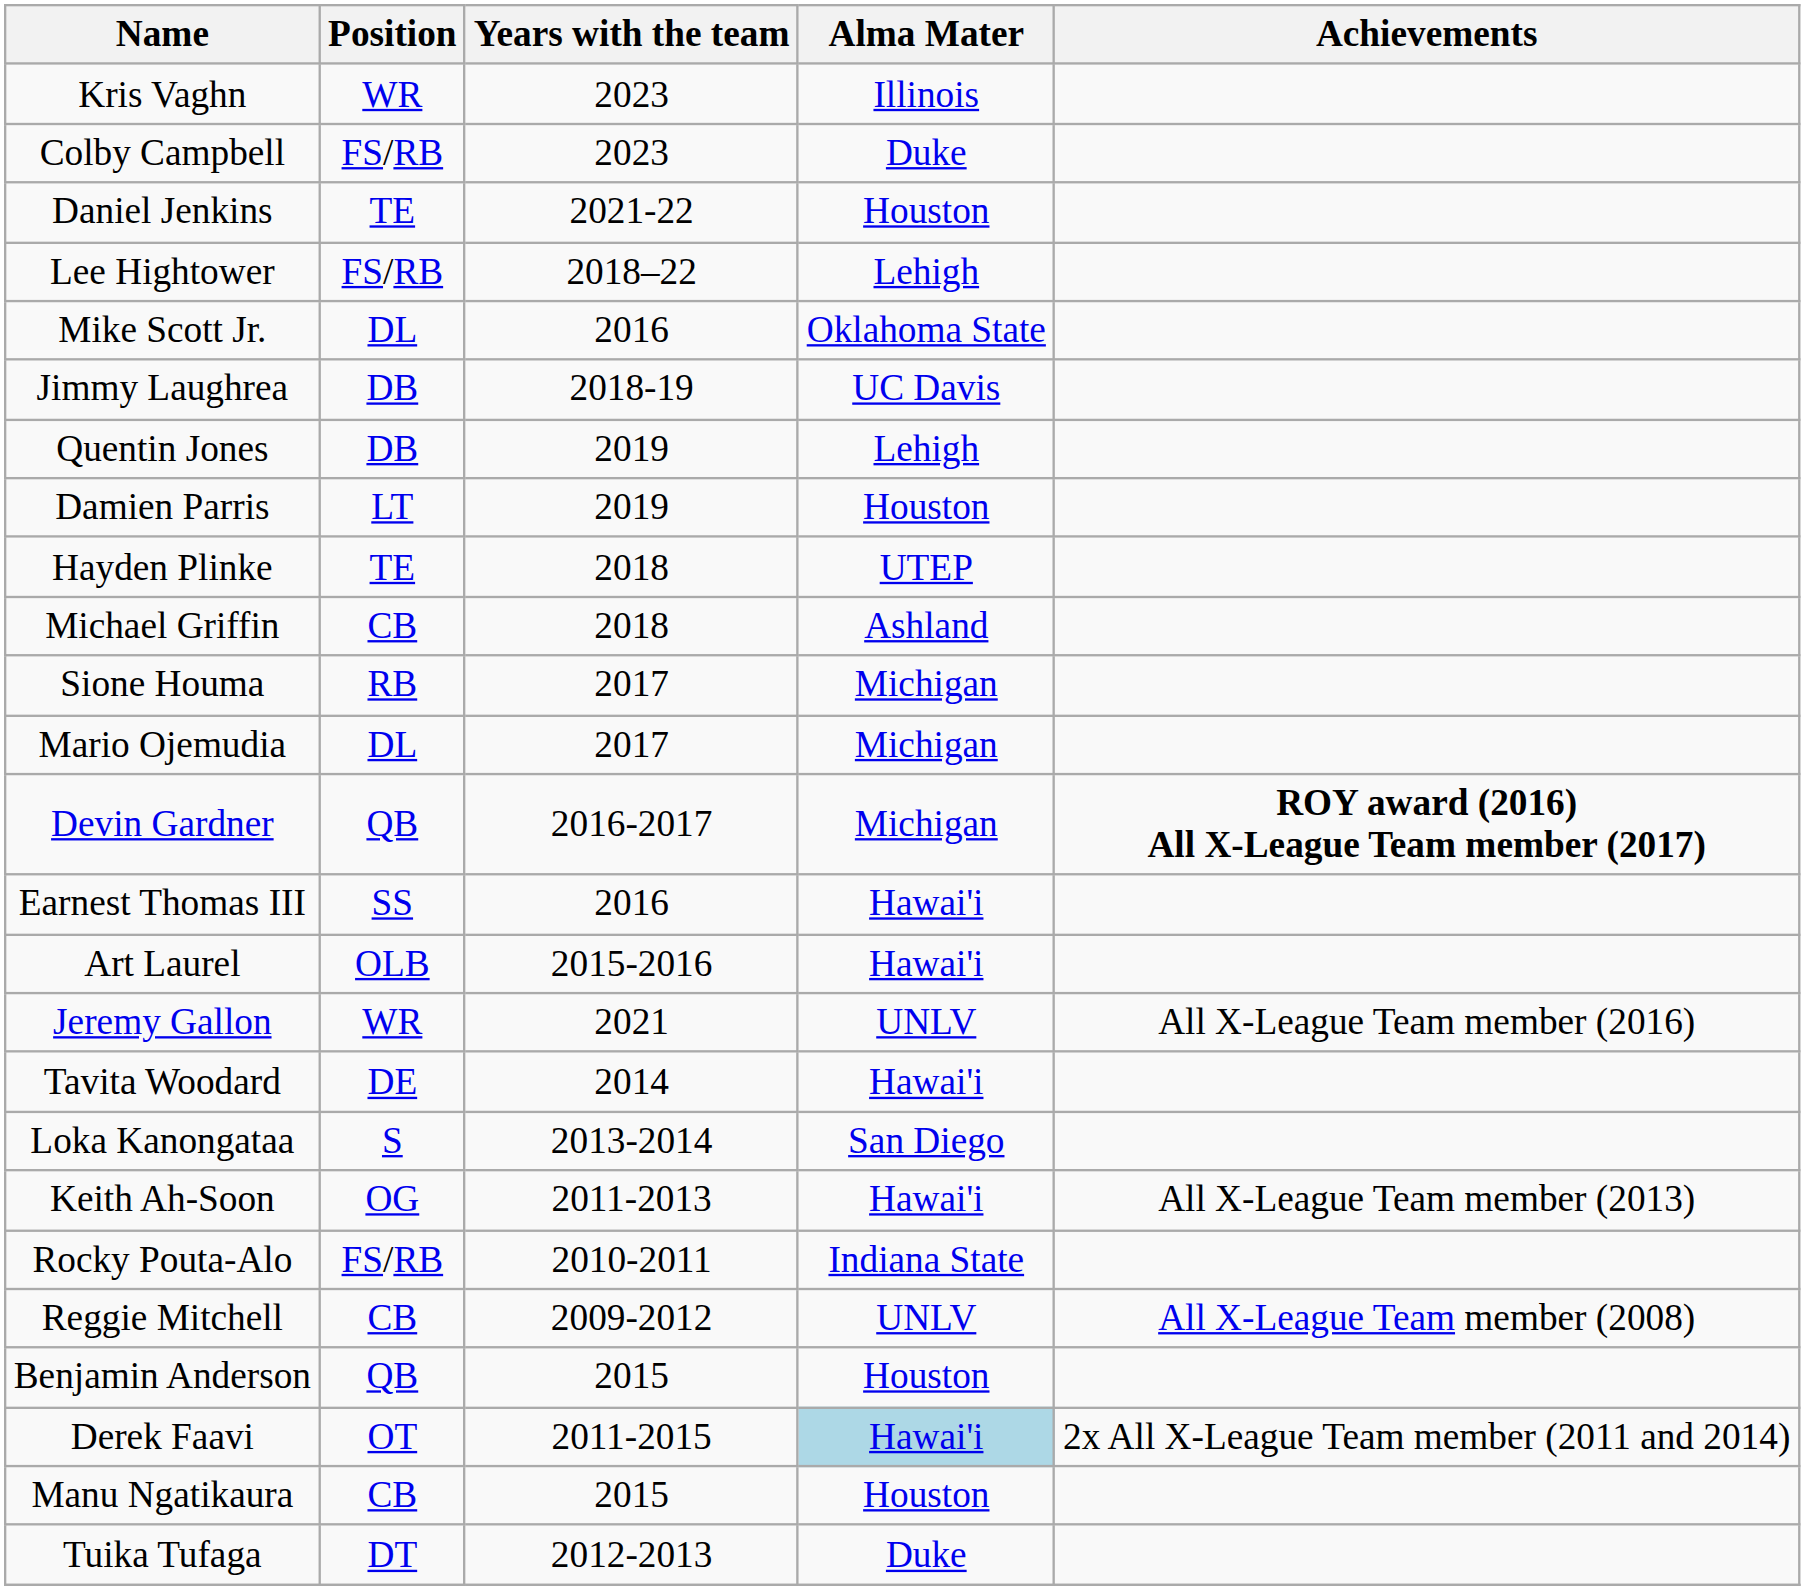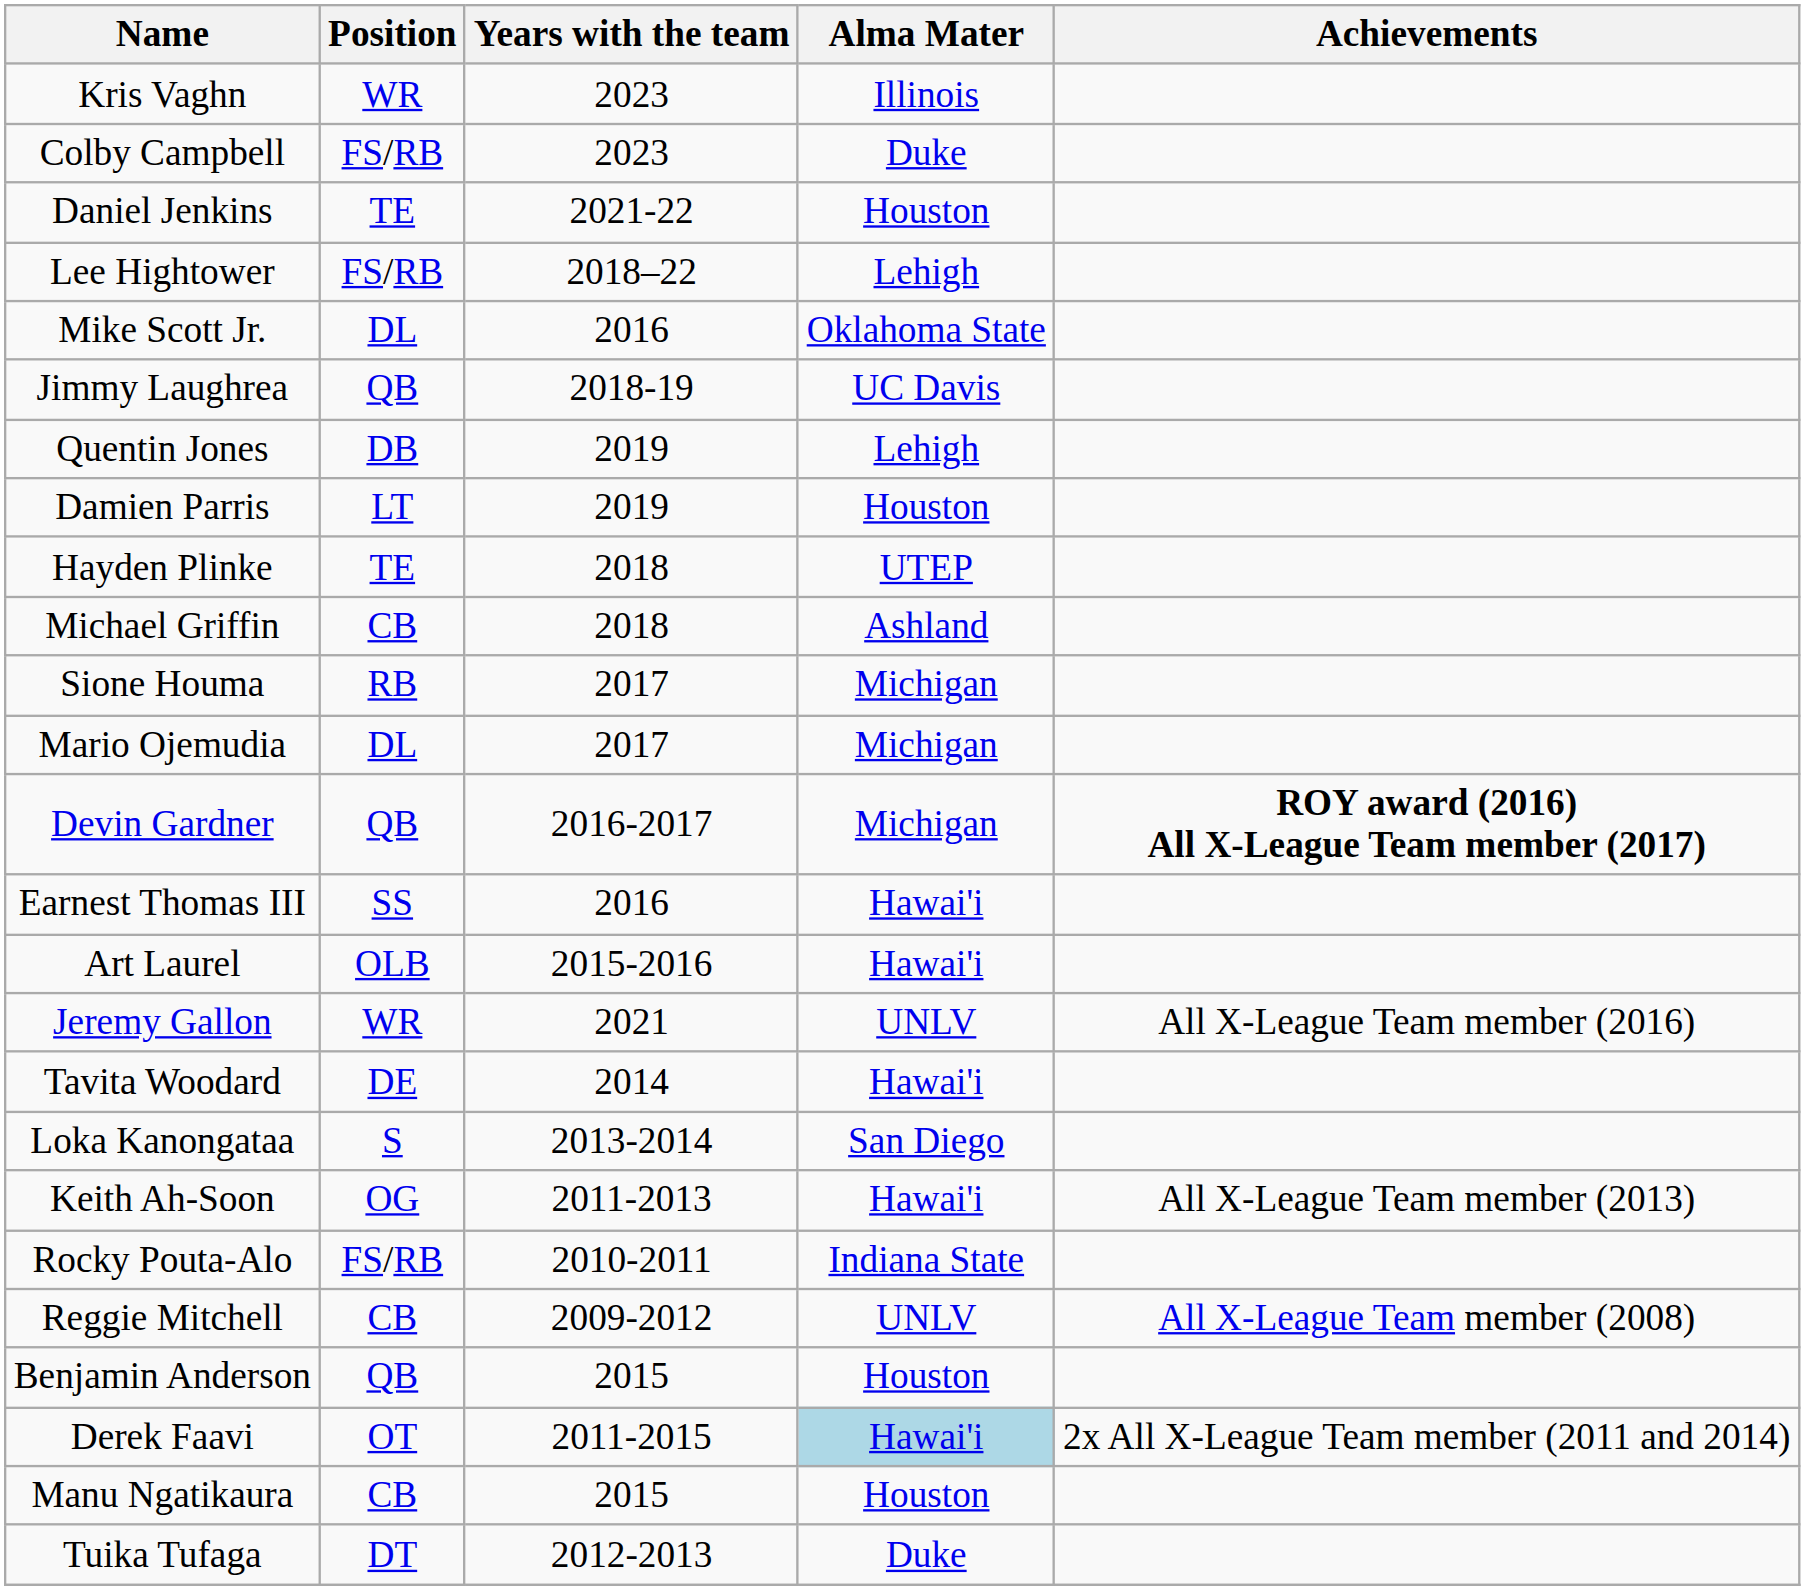(392, 388) DB -> (392, 388) QB
